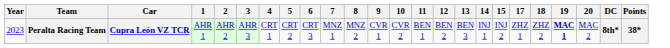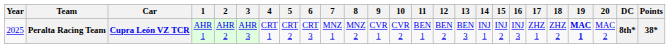+ column: (518, 11)
(15, 30) 2023 -> (15, 30) 2025
